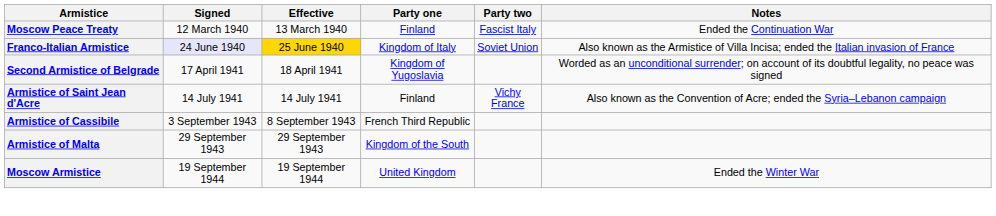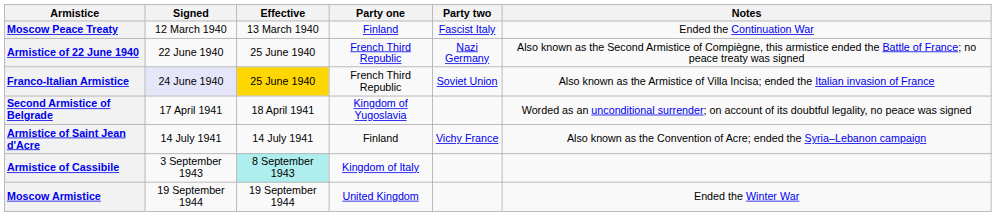+ row: (73, 52)
(417, 46) Kingdom of Italy -> (381, 81) French Third Republic
(311, 121) no background -> (283, 167) paleturquoise background
(417, 121) French Third Republic -> (381, 167) Kingdom of Italy
- row: (53, 144)
